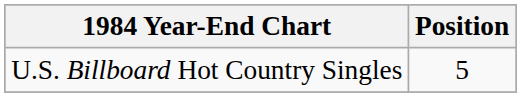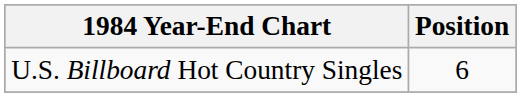(462, 69) 5 -> (462, 69) 6
